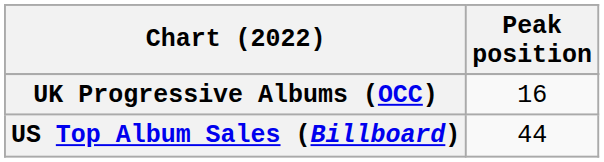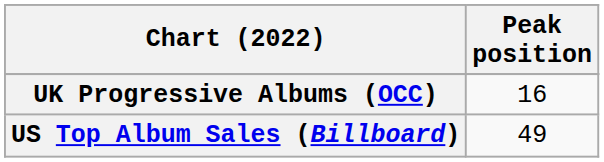(532, 135) 44 -> (532, 135) 49
